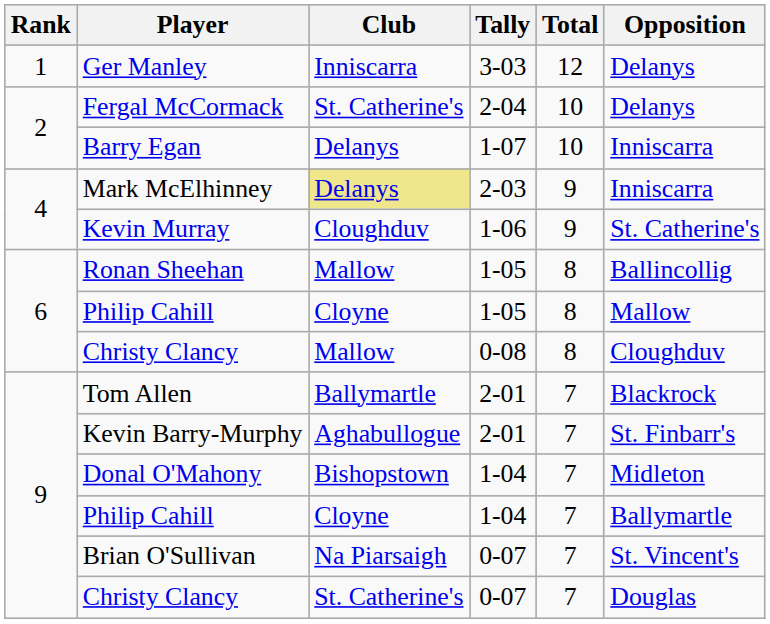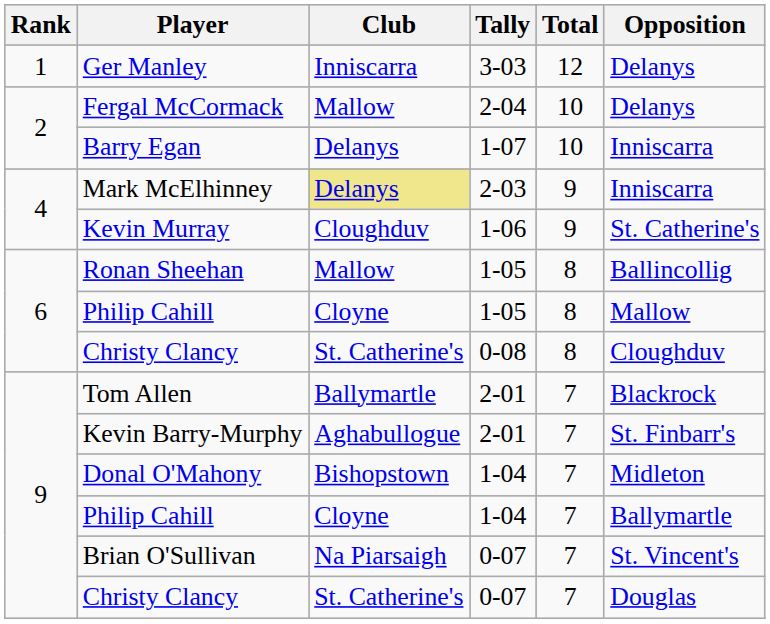(389, 106) St. Catherine's -> (354, 106) Mallow
(354, 351) Mallow -> (389, 351) St. Catherine's
